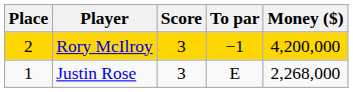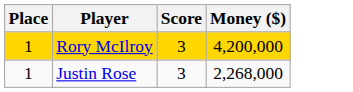- column: (235, 18)
(28, 45) 2 -> (28, 45) 1
